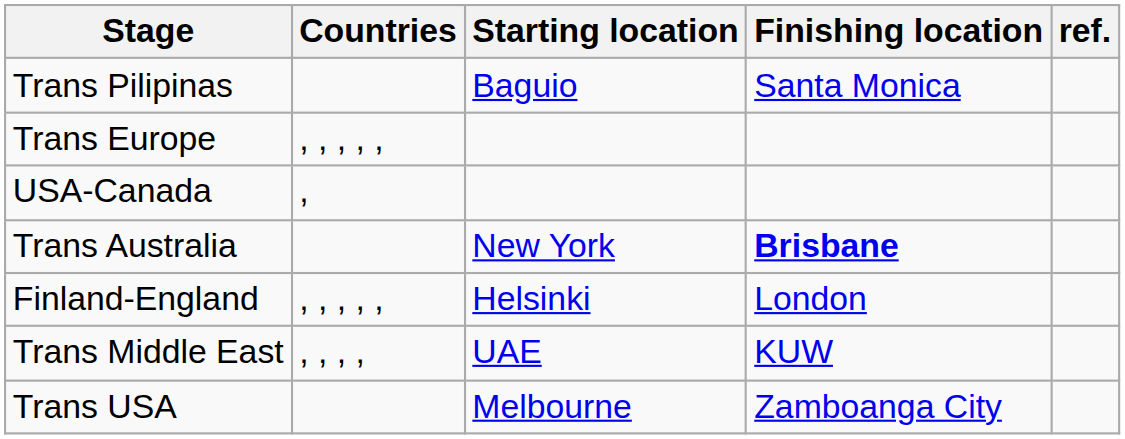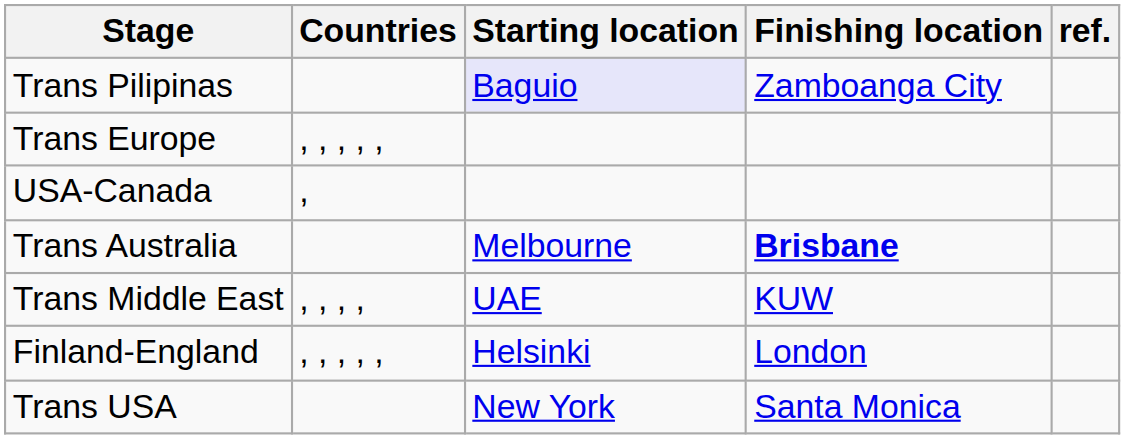(525, 84) no background -> (525, 84) lavender background
(857, 84) Santa Monica -> (878, 84) Zamboanga City
(544, 245) New York -> (552, 245) Melbourne
rows swapped: (136, 298) <-> (148, 352)
(552, 406) Melbourne -> (544, 406) New York
(878, 406) Zamboanga City -> (857, 406) Santa Monica
